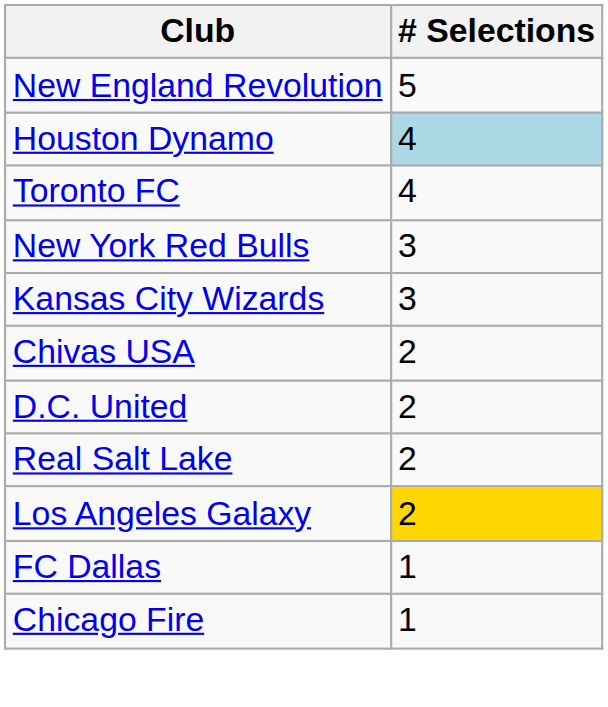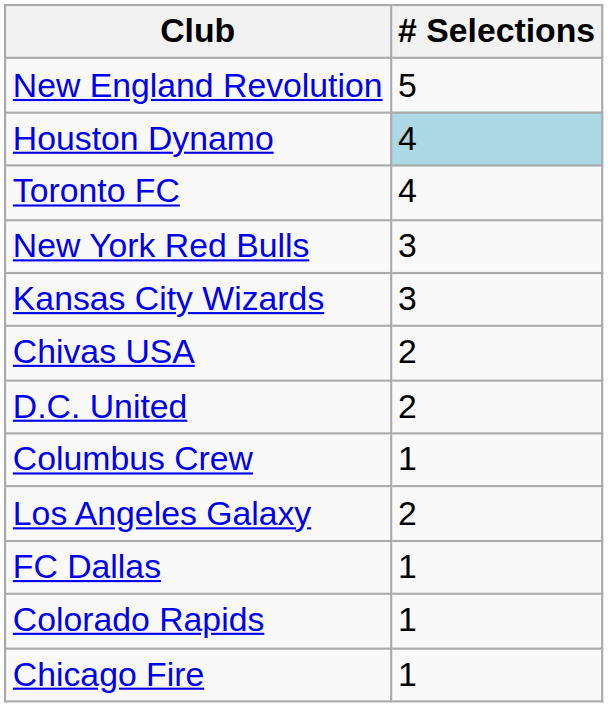- row: (123, 459)
+ row: (133, 459)
(408, 513) gold background -> (408, 513) no background
+ row: (139, 620)
